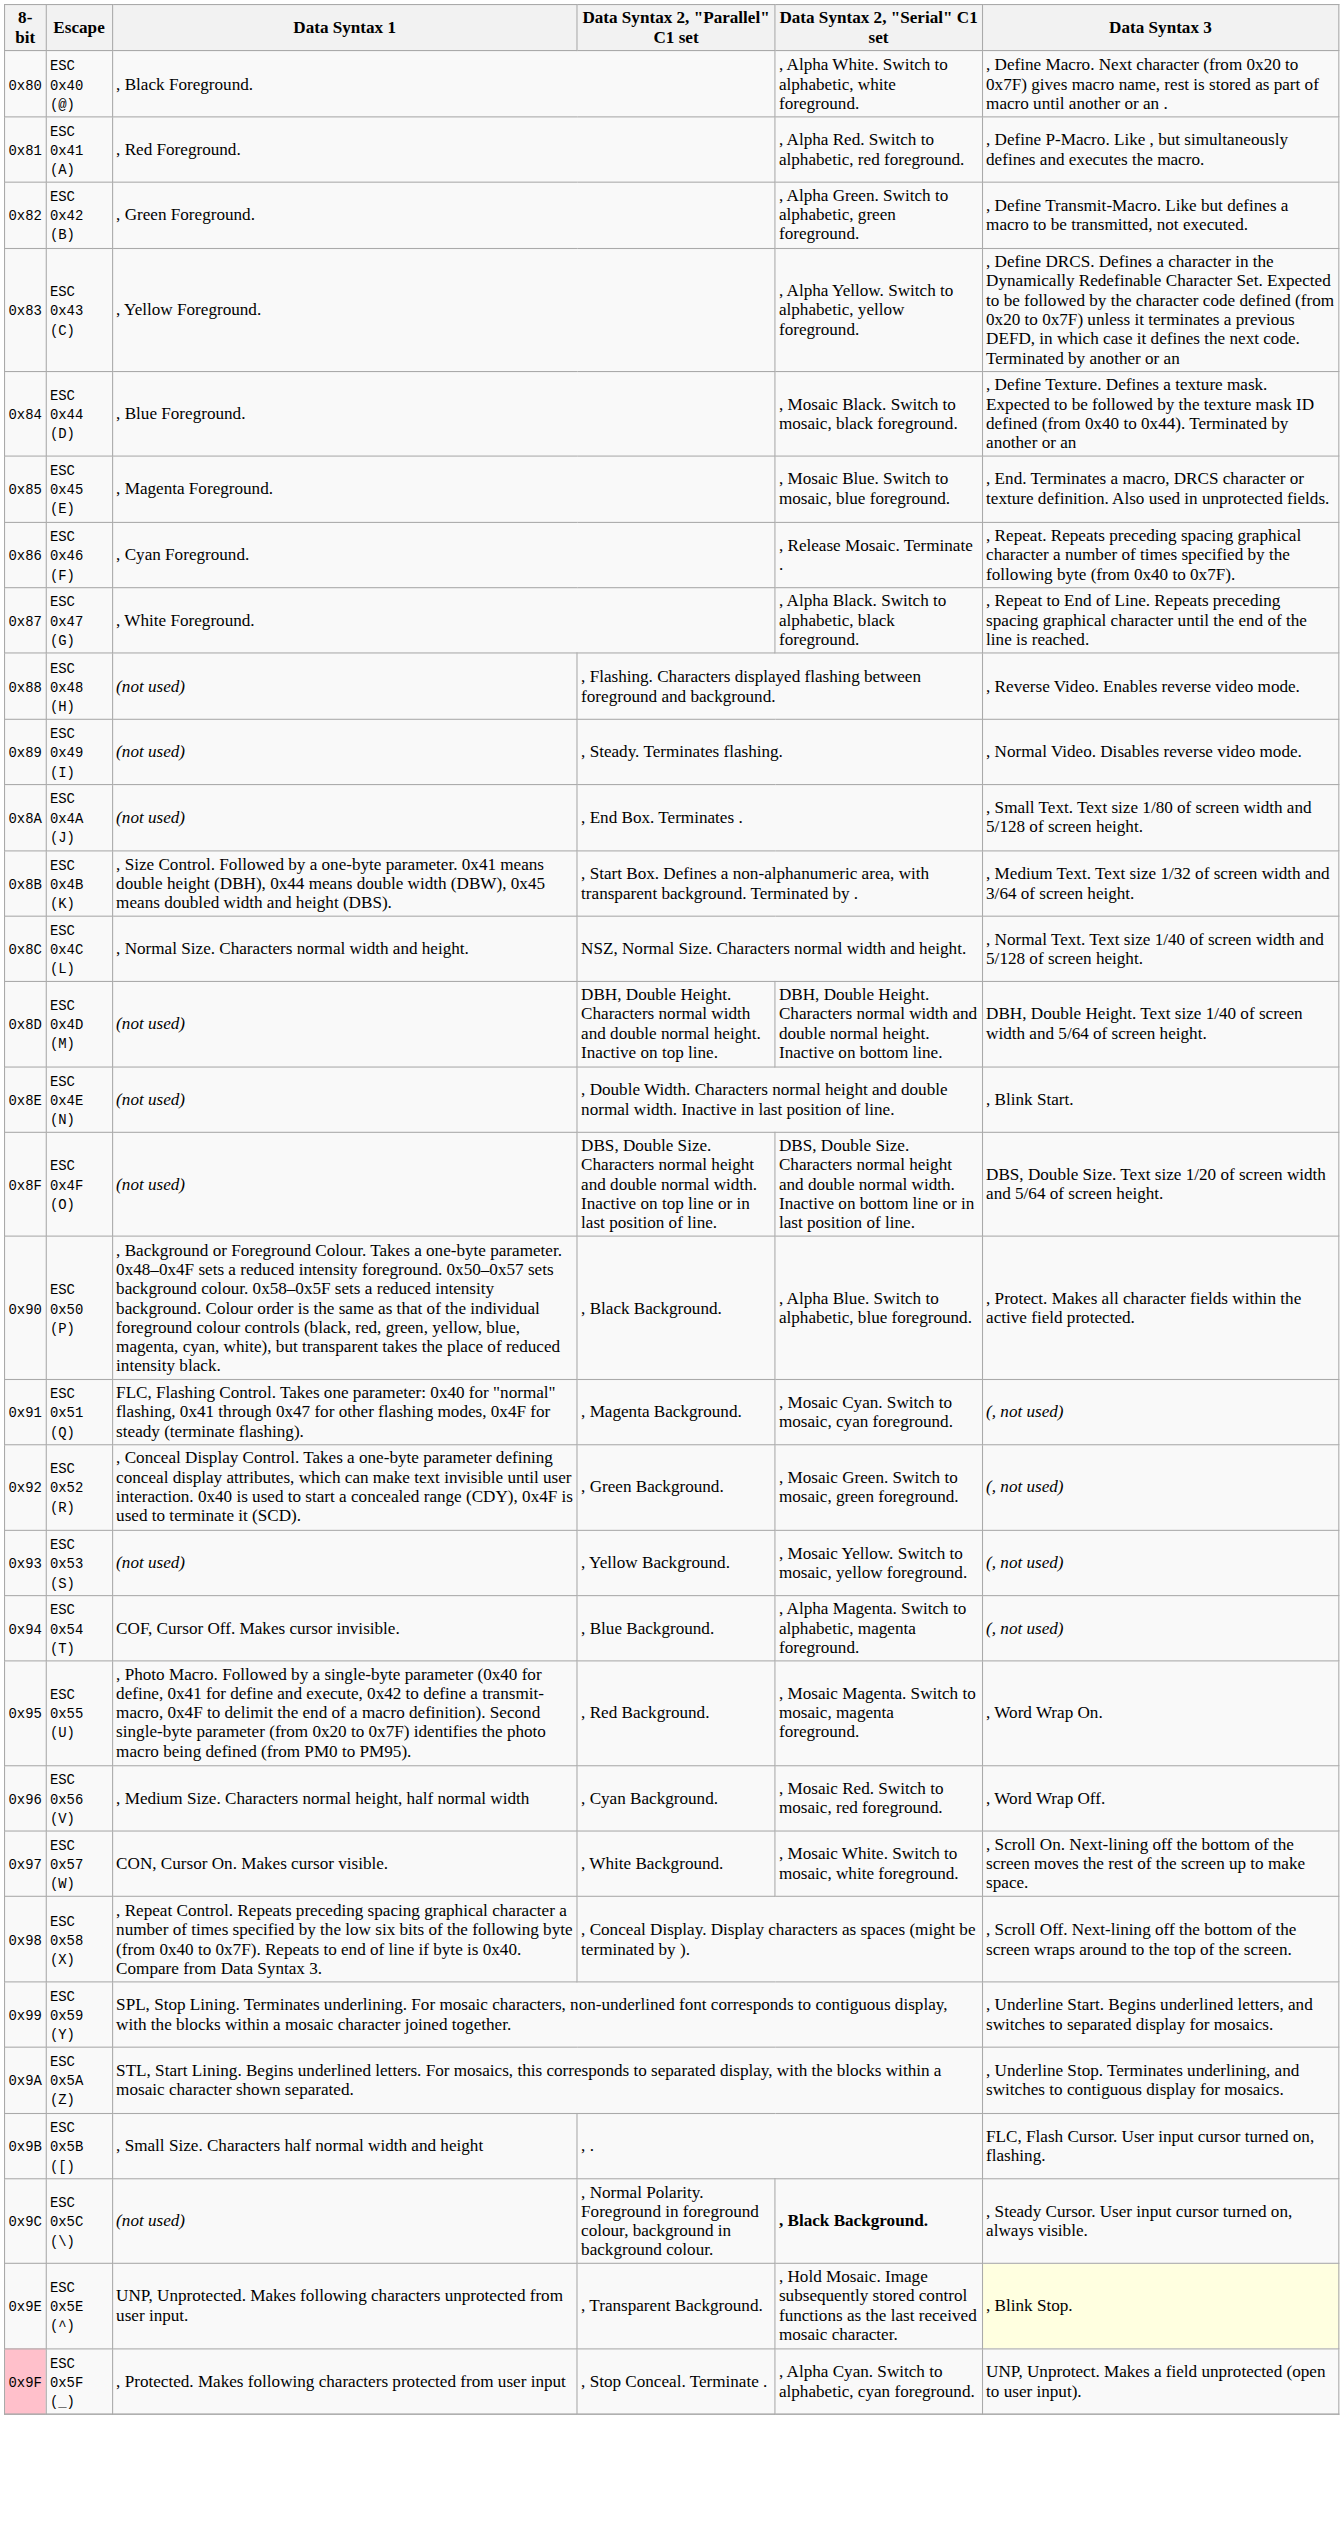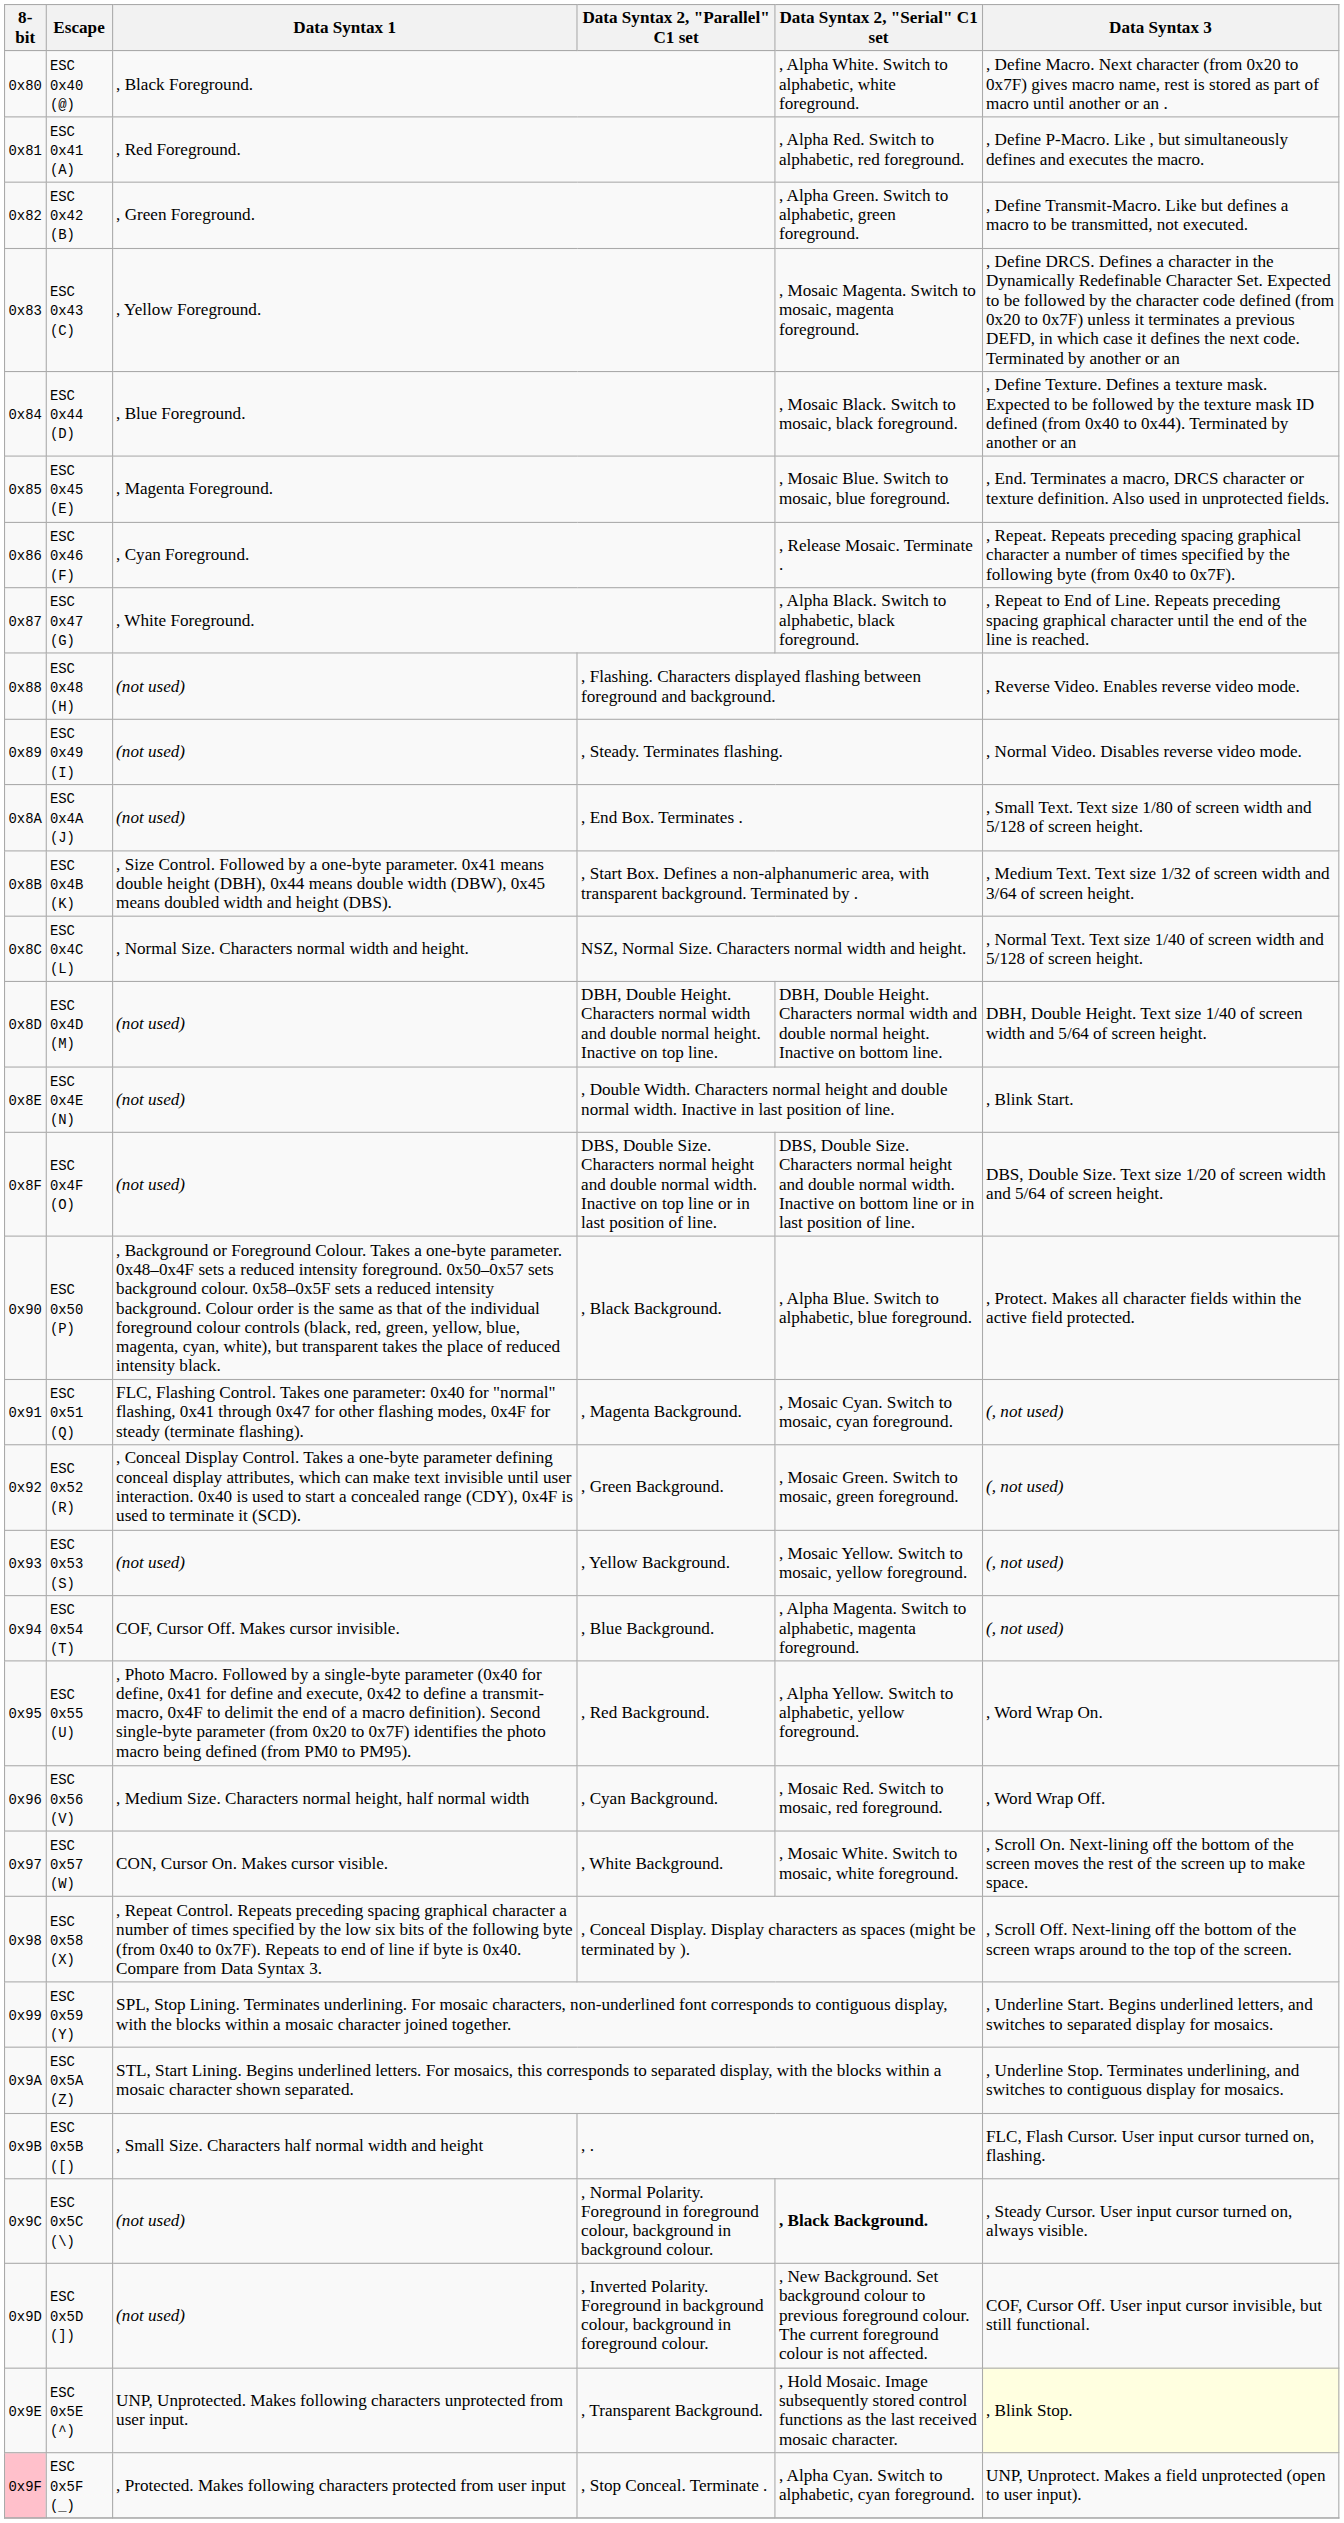(866, 309) , Alpha Yellow. Switch to alphabetic, yellow foreground. -> (877, 309) , Mosaic Magenta. Switch to mosaic, magenta foreground.
(877, 1713) , Mosaic Magenta. Switch to mosaic, magenta foreground. -> (866, 1713) , Alpha Yellow. Switch to alphabetic, yellow foreground.
+ row: (67, 2317)
